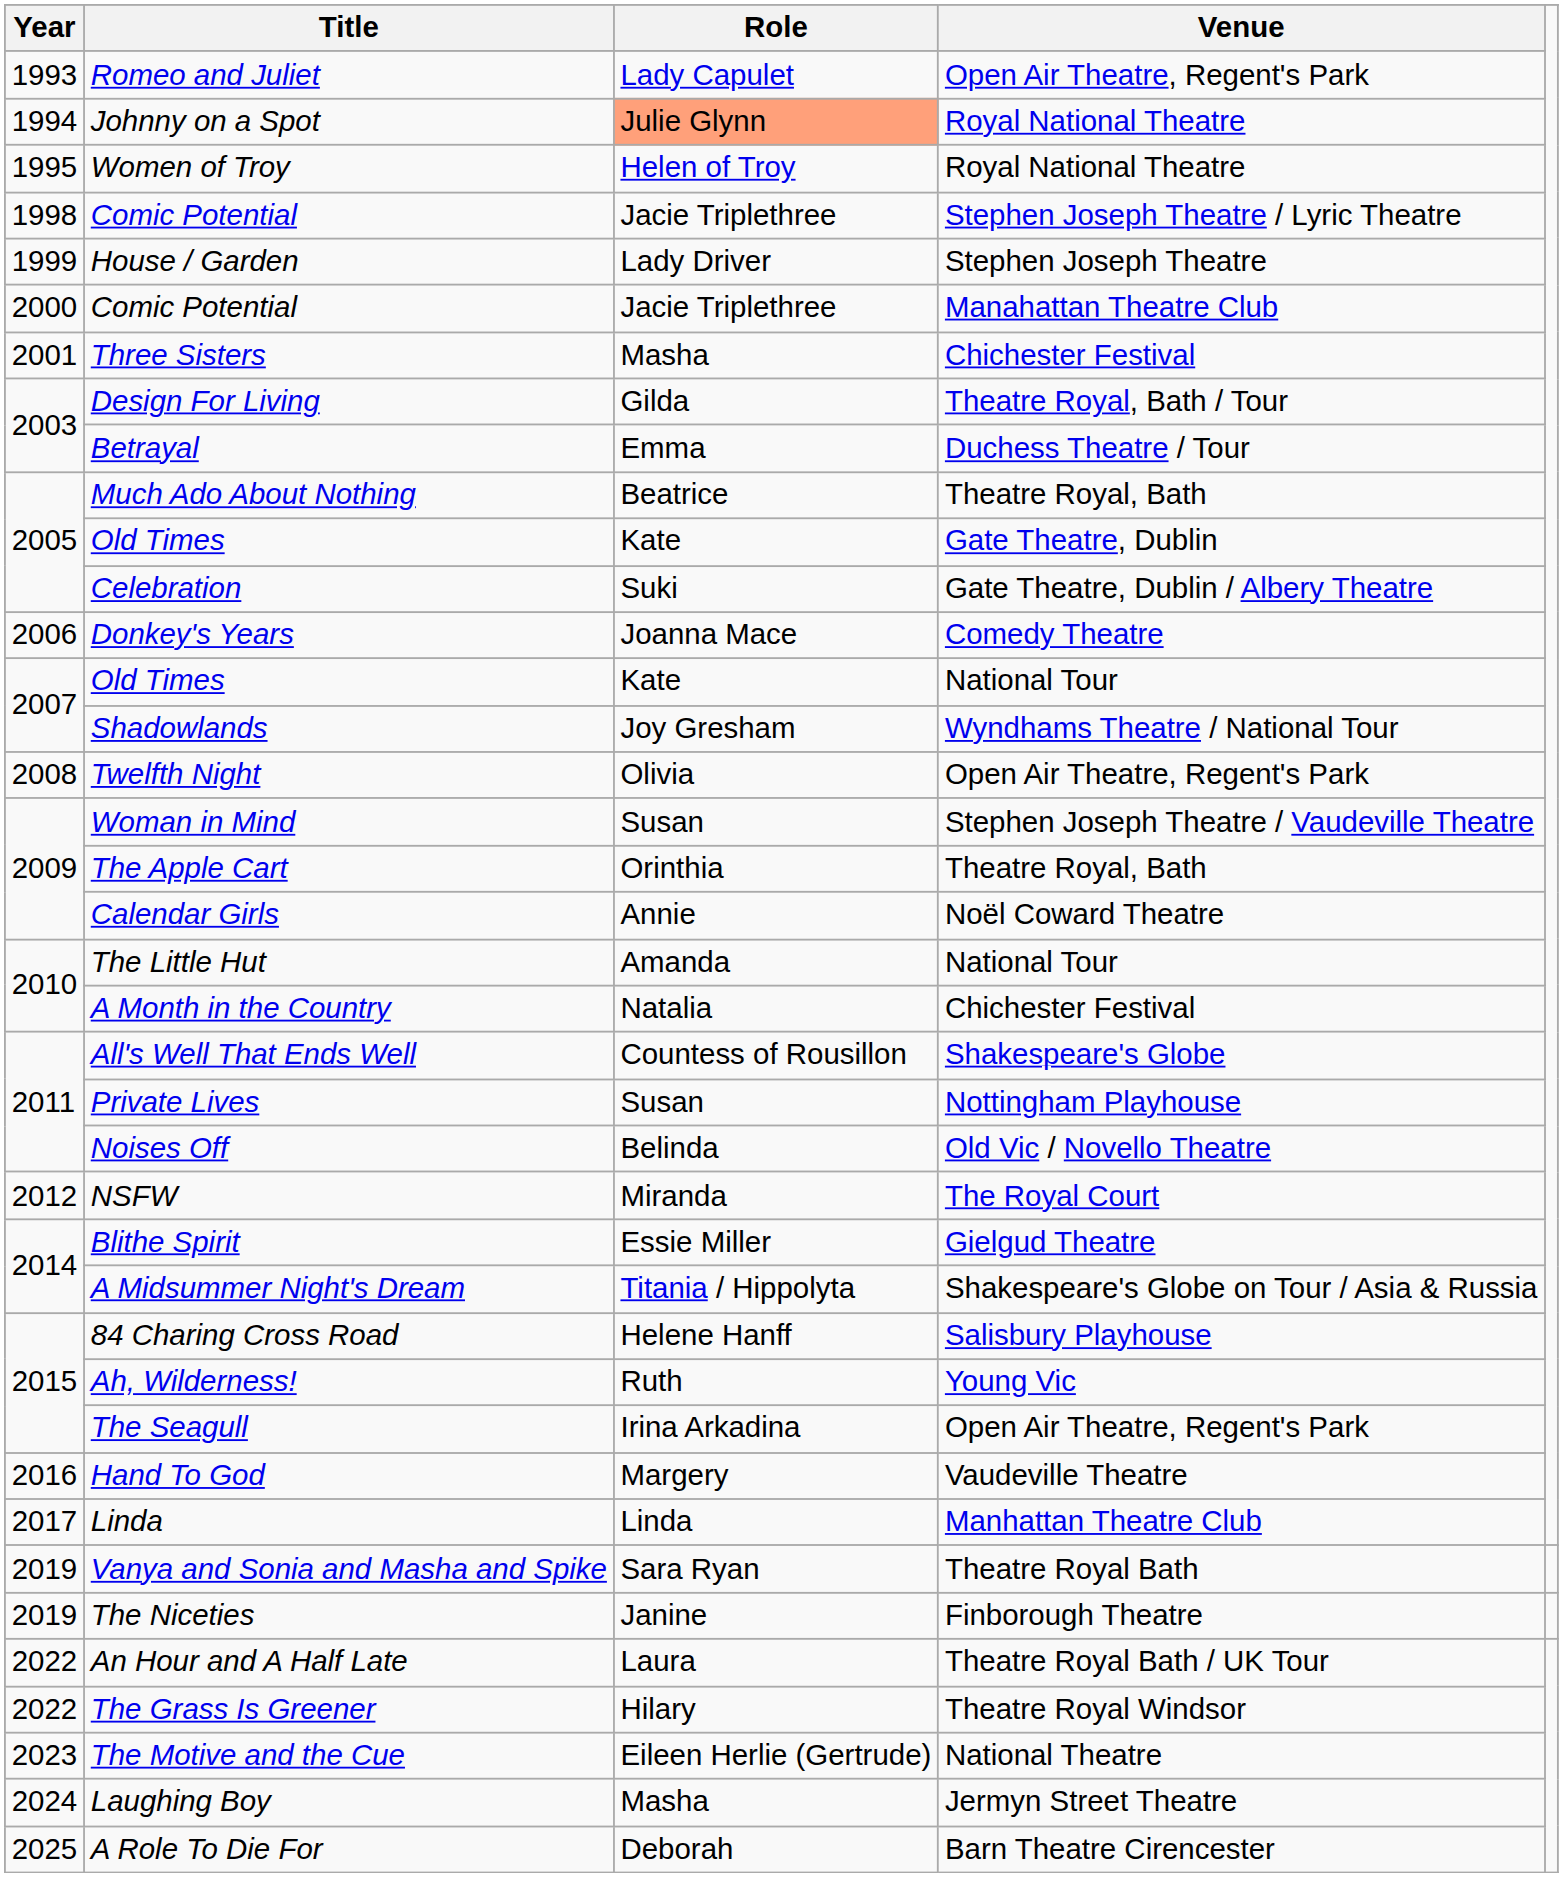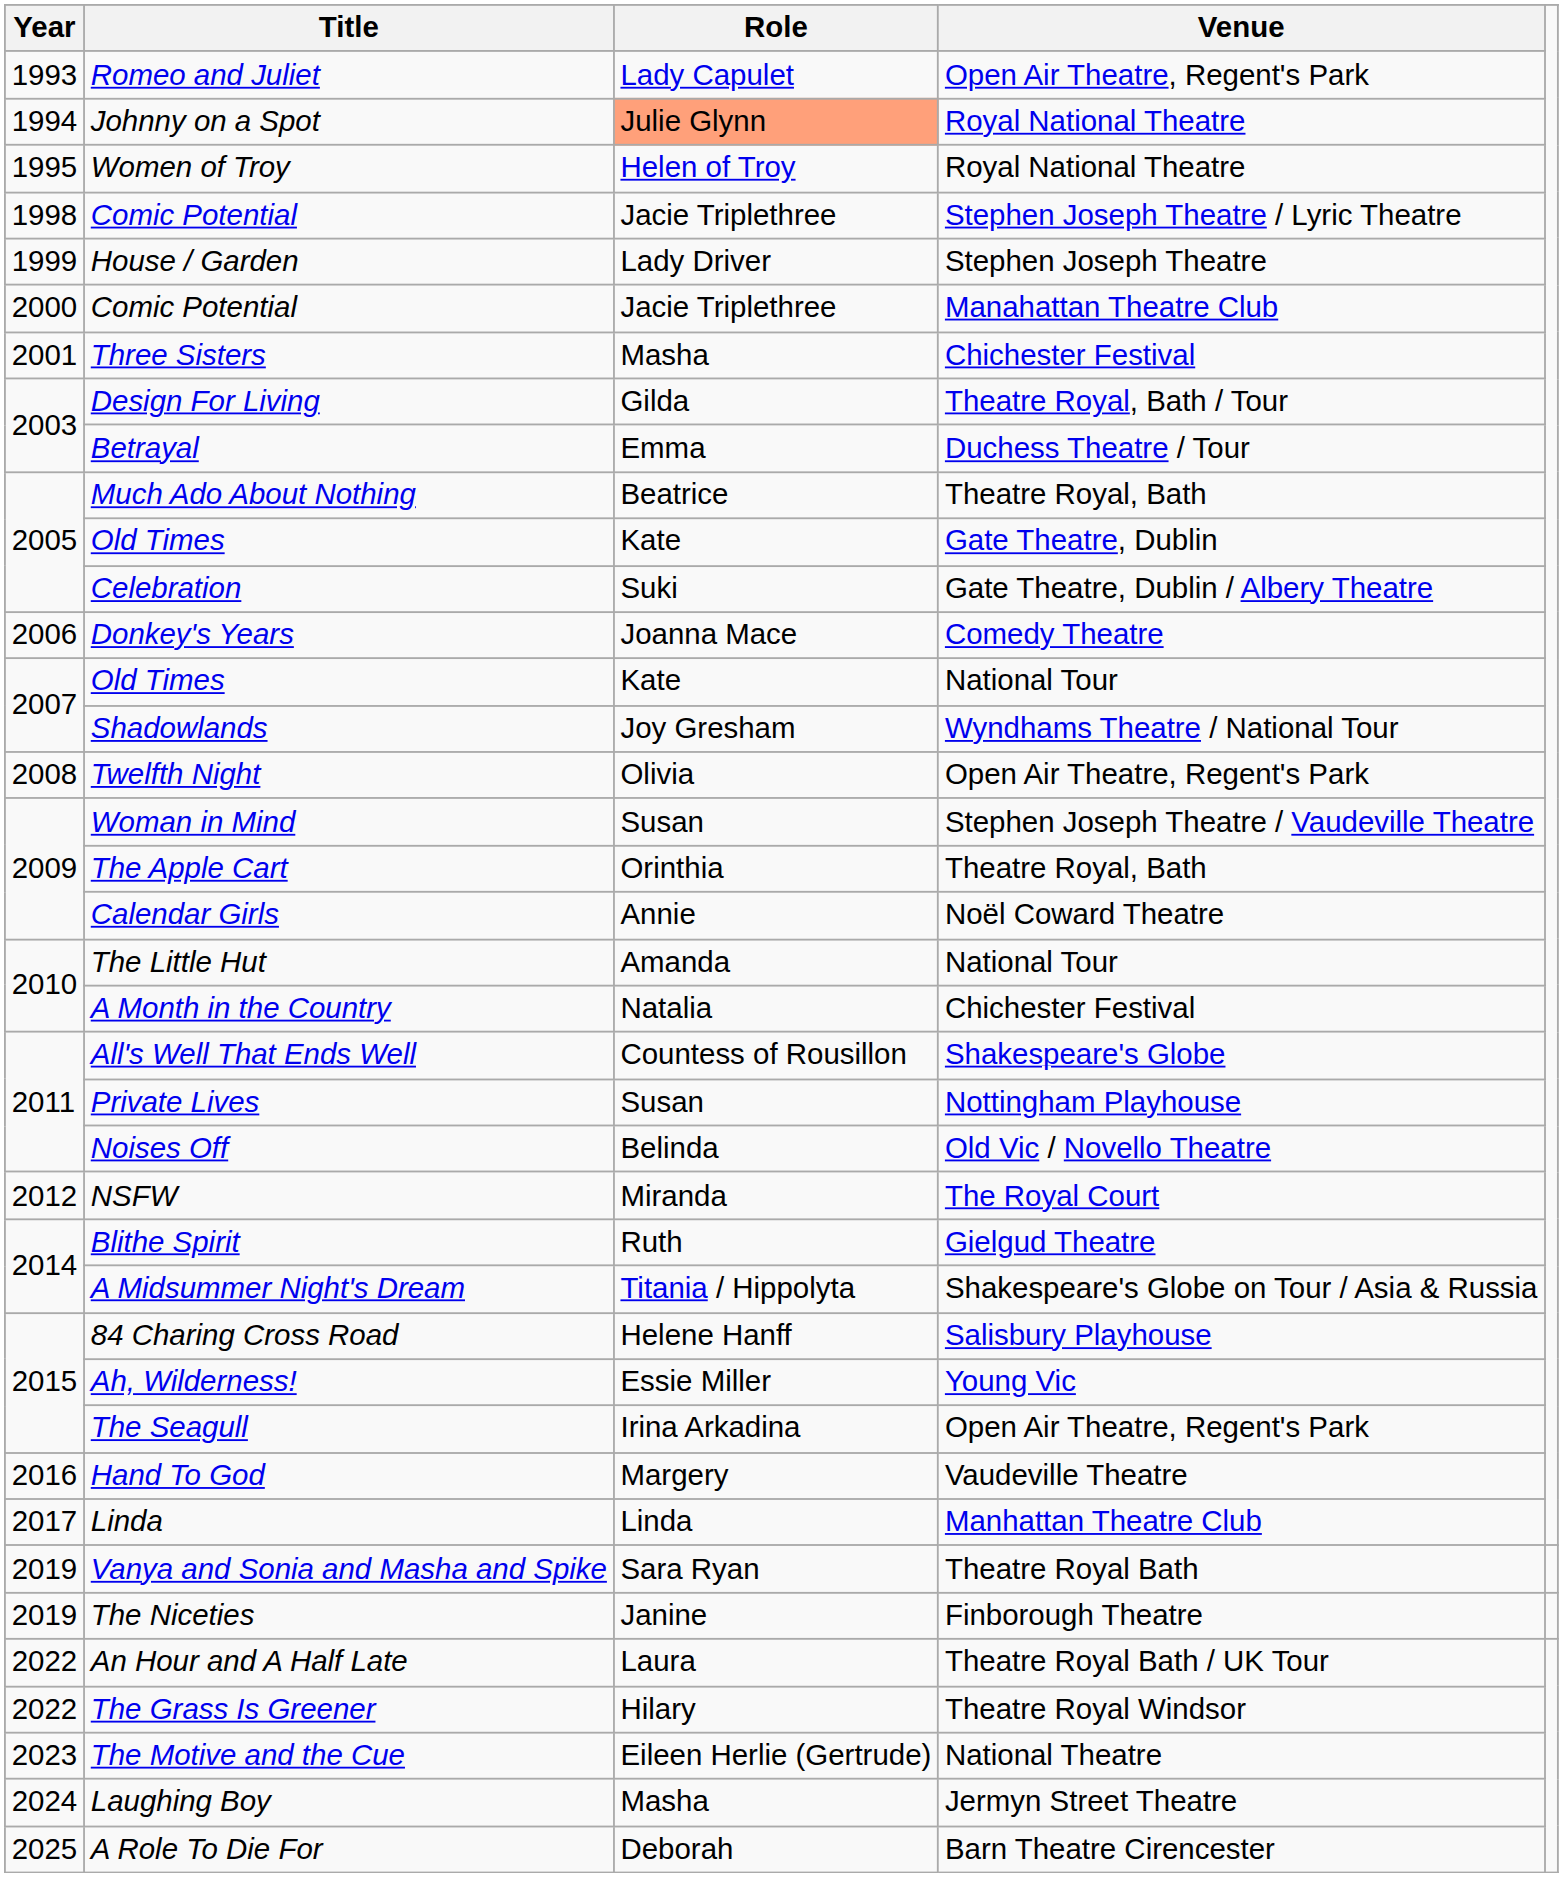(696, 1241) Essie Miller -> (652, 1241) Ruth
(652, 1381) Ruth -> (696, 1381) Essie Miller
